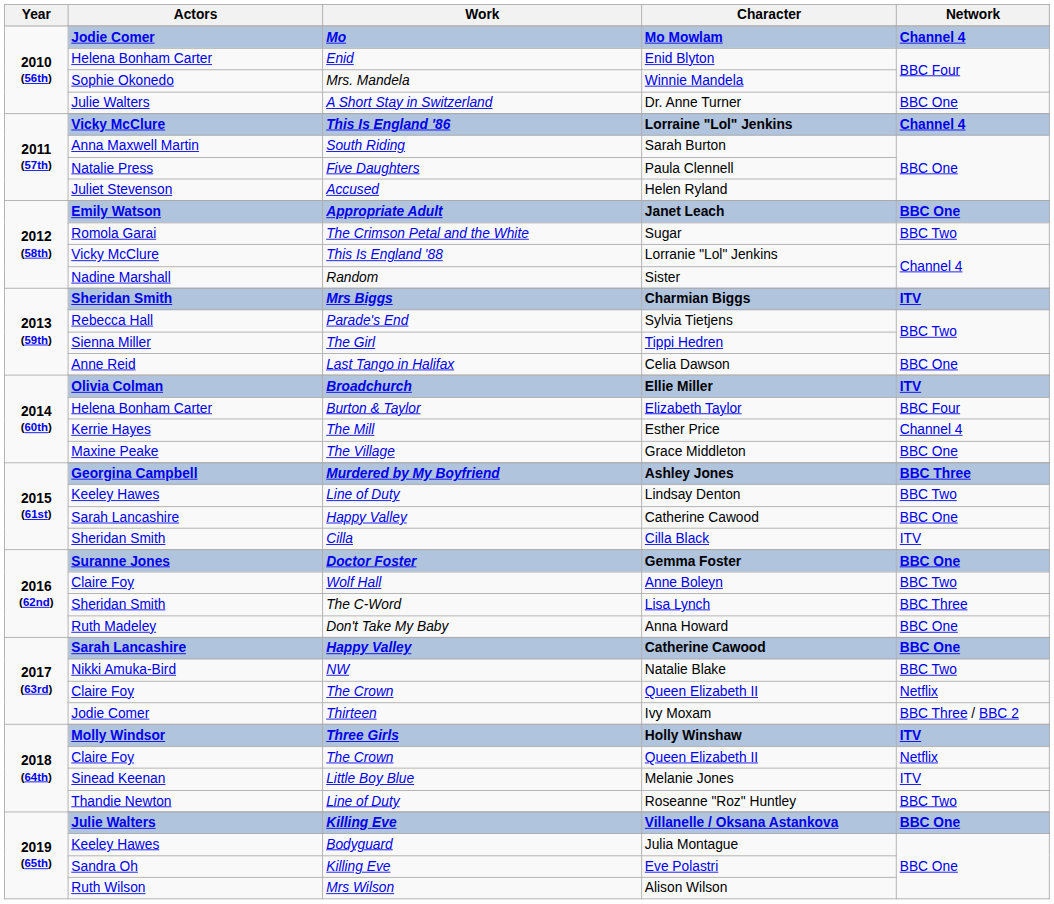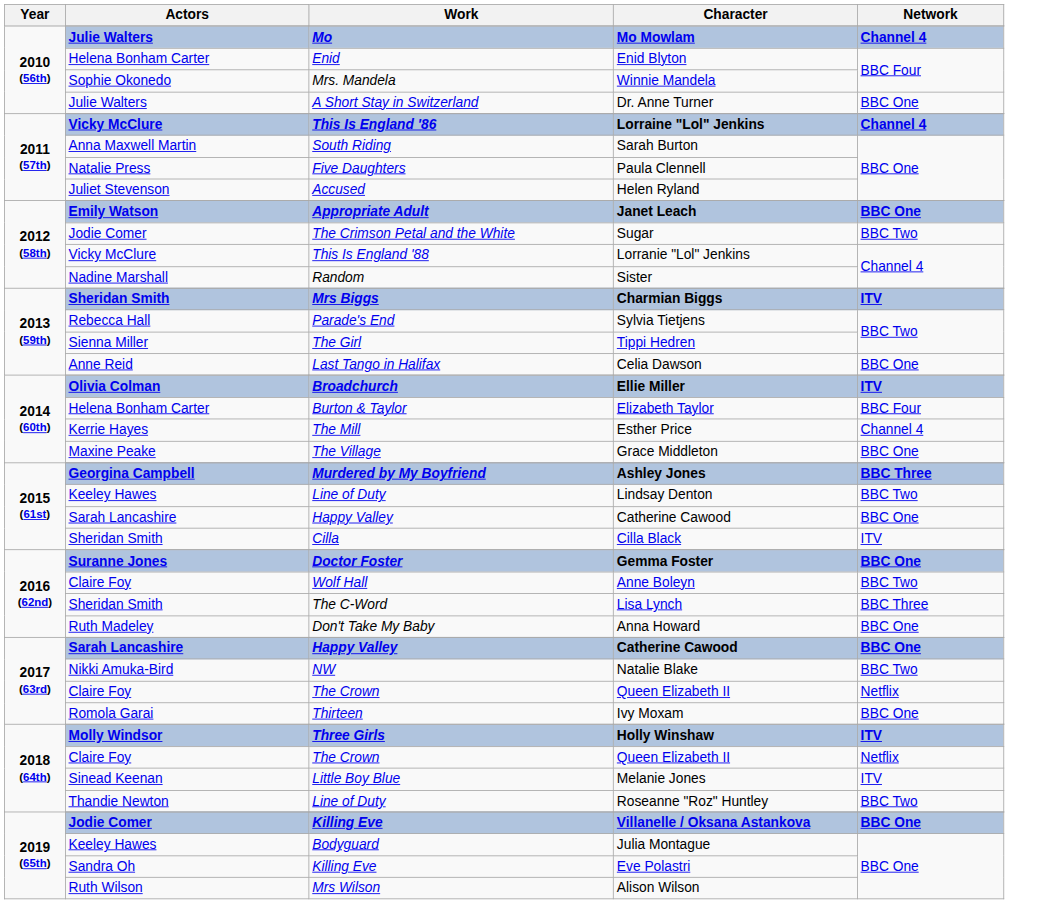(113, 37) Jodie Comer -> (111, 37) Julie Walters
(114, 233) Romola Garai -> (108, 233) Jodie Comer
(110, 713) Jodie Comer -> (111, 713) Romola Garai
(959, 713) BBC Three / BBC 2 -> (890, 713) BBC One
(113, 822) Julie Walters -> (110, 822) Jodie Comer
